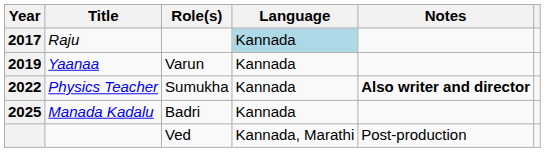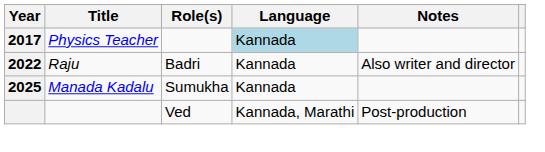(64, 40) Raju -> (103, 40) Physics Teacher
- row: (25, 64)
(103, 87) Physics Teacher -> (64, 64) Raju
(197, 87) Sumukha -> (183, 64) Badri
(446, 87) bold -> (438, 64) normal
(183, 111) Badri -> (197, 87) Sumukha
